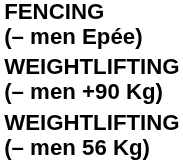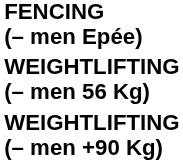rows swapped: (92, 79) <-> (92, 135)
